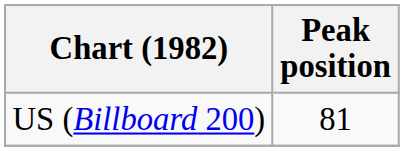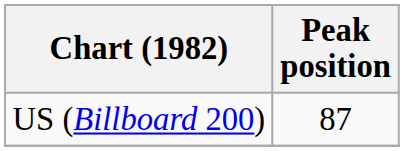(336, 118) 81 -> (336, 118) 87
